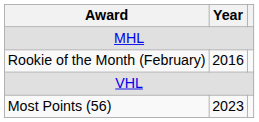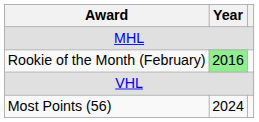(228, 60) no background -> (228, 60) lightgreen background
(228, 106) 2023 -> (228, 106) 2024
